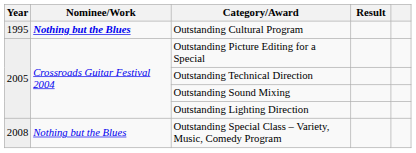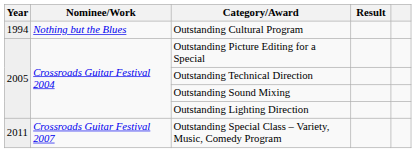(18, 30) 1995 -> (18, 30) 1994
(82, 30) bold -> (80, 30) normal
(18, 133) 2008 -> (17, 133) 2011
(80, 133) Nothing but the Blues -> (92, 133) Crossroads Guitar Festival 2007
